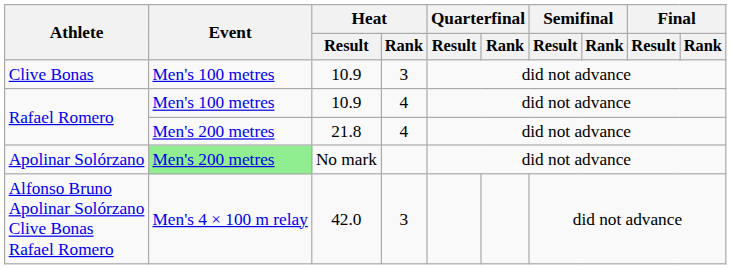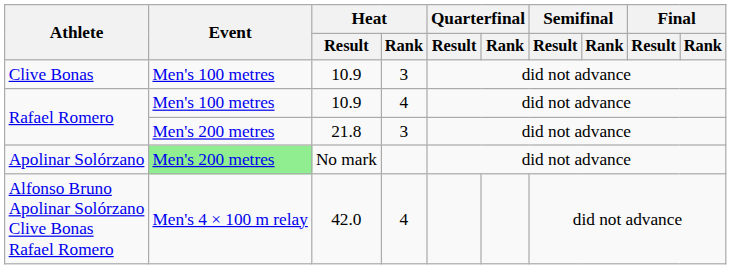(404, 131) 4 -> (404, 131) 3
(404, 219) 3 -> (404, 219) 4
